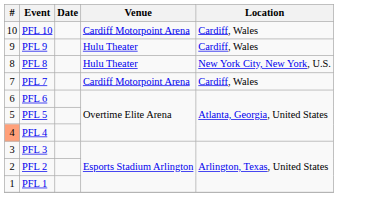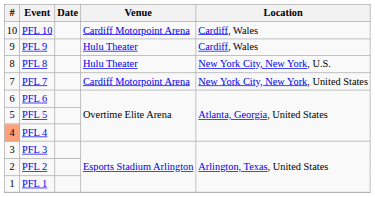(228, 81) Cardiff, Wales -> (283, 81) New York City, New York, United States
